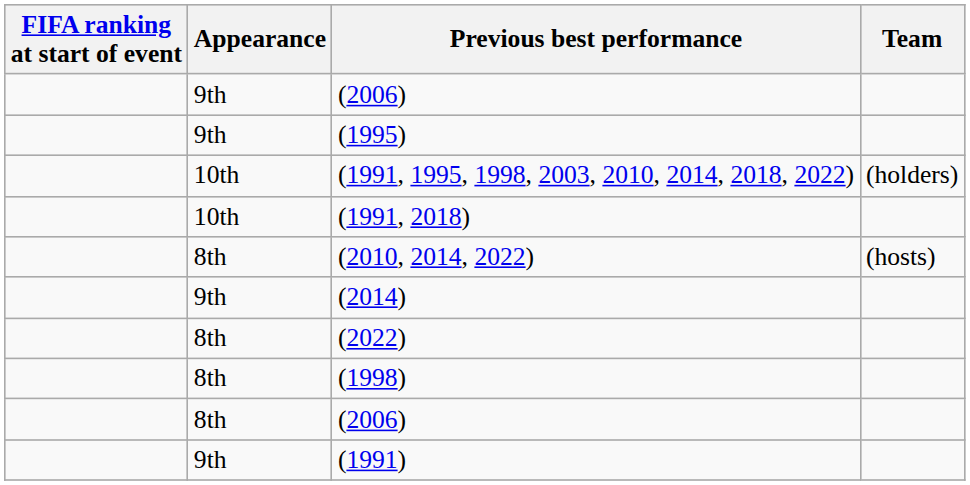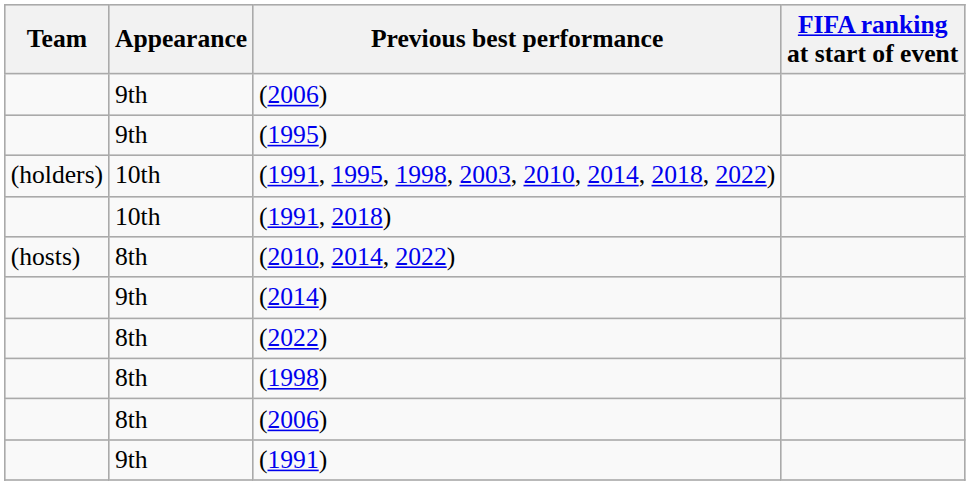columns swapped: (912, 39) <-> (96, 39)
